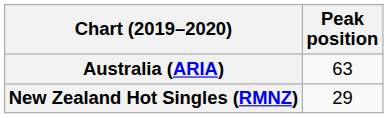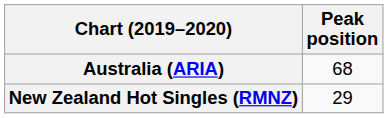(342, 68) 63 -> (342, 68) 68
